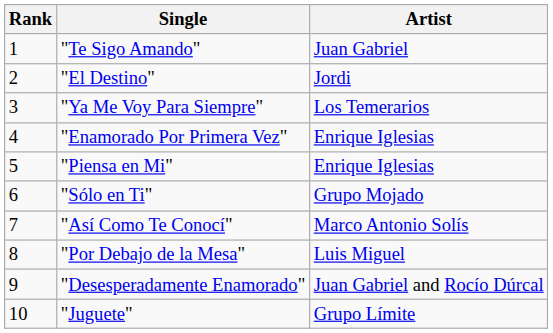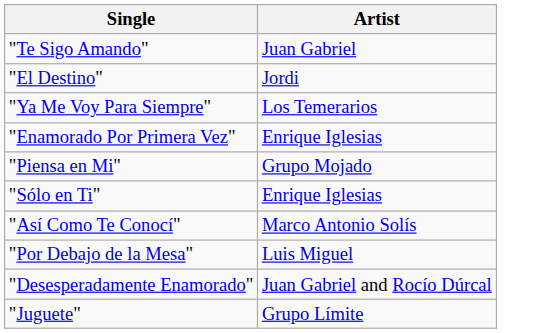- column: (31, 19)
(374, 166) Enrique Iglesias -> (317, 166) Grupo Mojado
(369, 195) Grupo Mojado -> (322, 195) Enrique Iglesias
